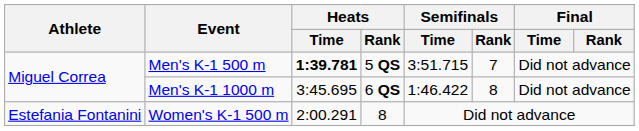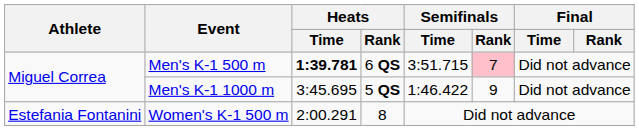(382, 65) 5 QS -> (382, 65) 6 QS
(493, 65) no background -> (493, 65) pink background
(382, 90) 6 QS -> (382, 90) 5 QS
(493, 90) 8 -> (493, 90) 9
